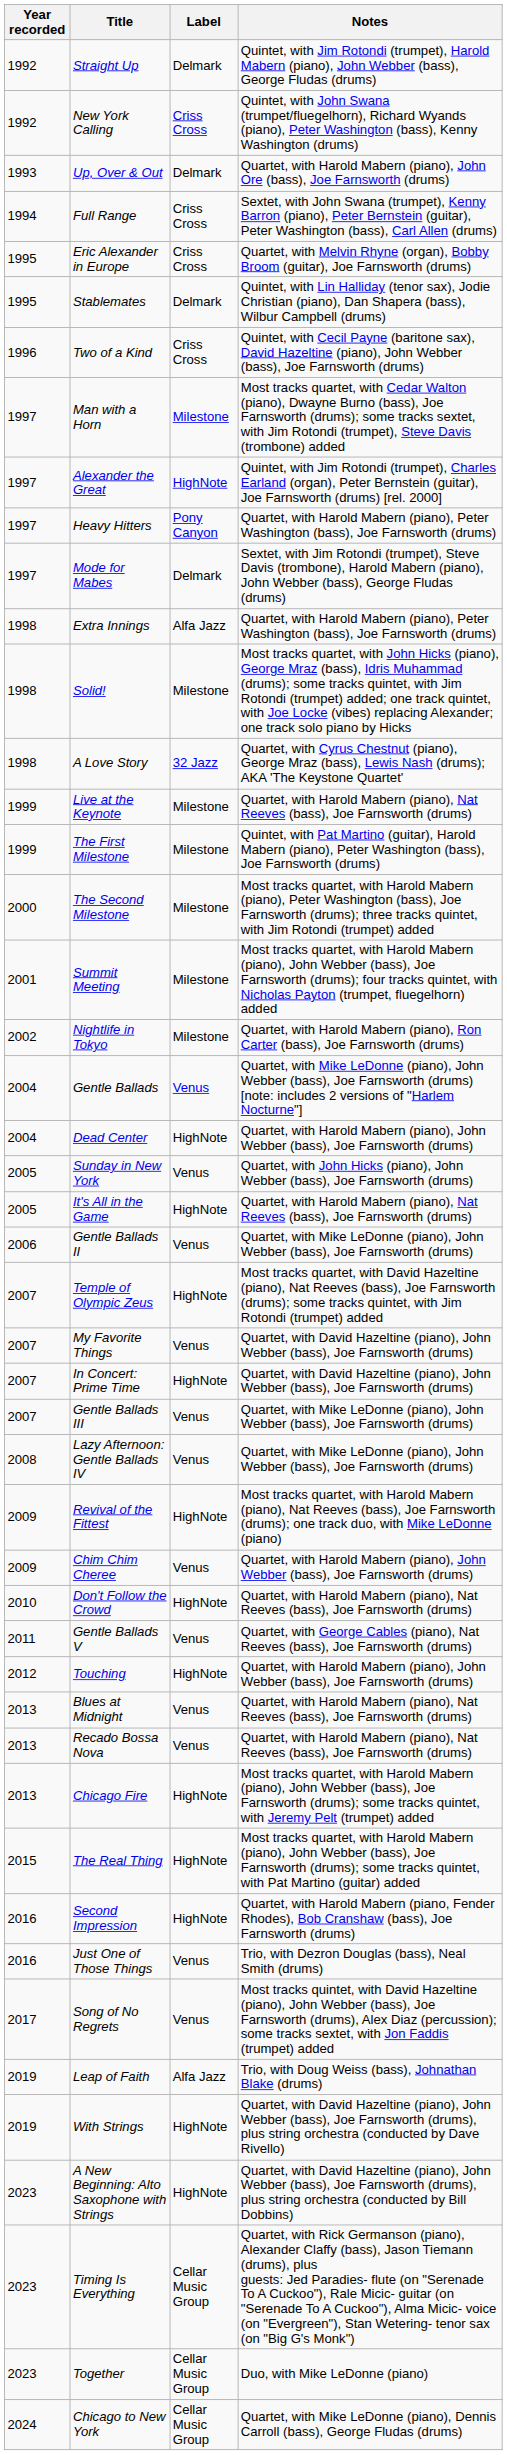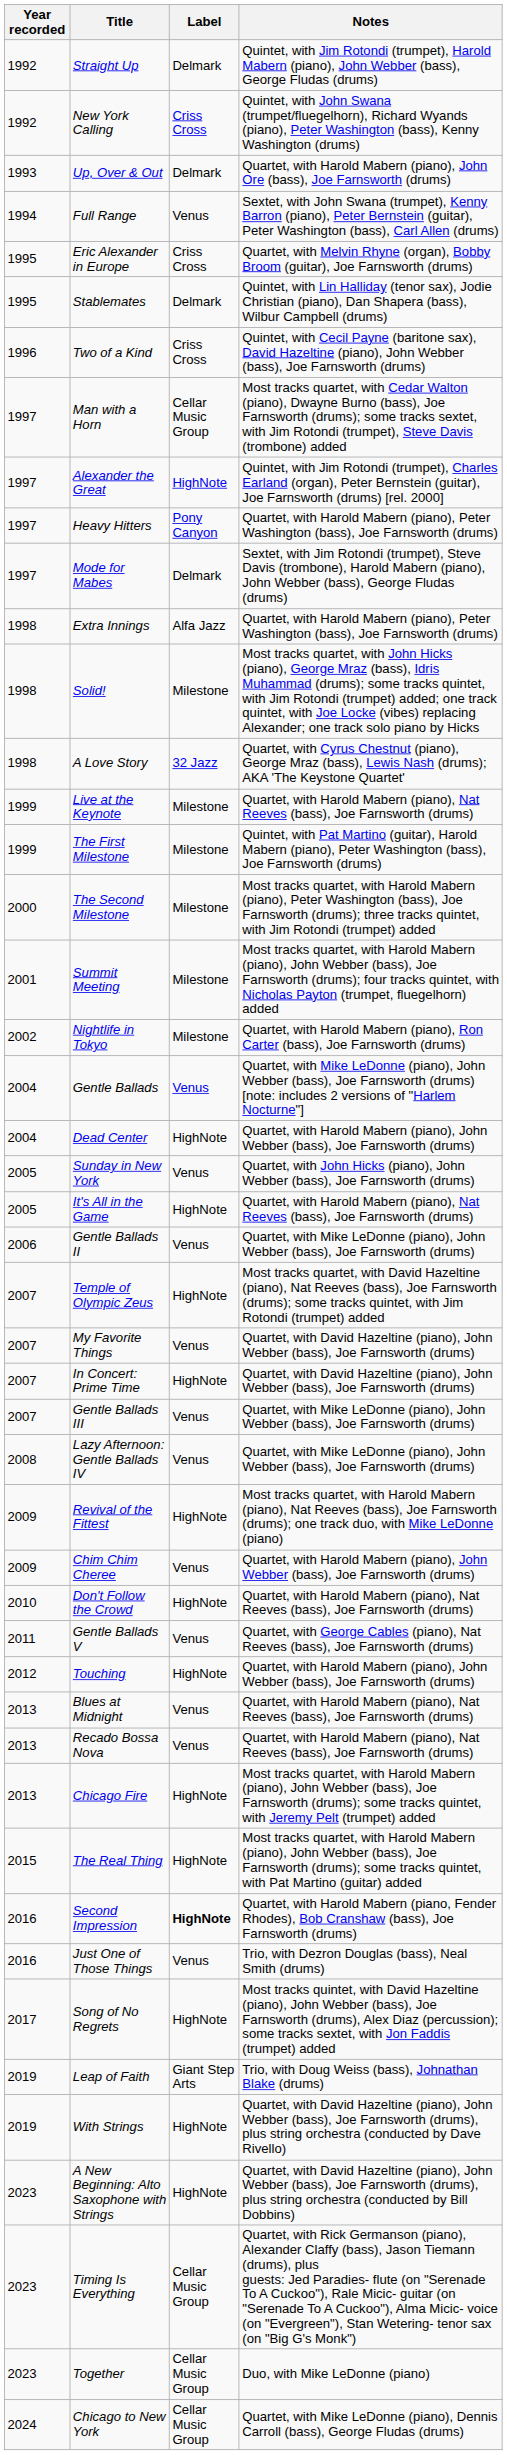(190, 216) Criss Cross -> (191, 216) Venus
(201, 417) Milestone -> (191, 417) Cellar Music Group
(200, 1918) normal -> (202, 1918) bold
(191, 2019) Venus -> (200, 2019) HighNote
(199, 2076) Alfa Jazz -> (203, 2076) Giant Step Arts
